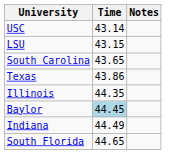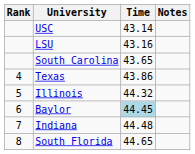+ column: (19, 12)
(110, 45) 43.15 -> (138, 45) 43.16
(110, 93) 44.35 -> (138, 93) 44.32
(110, 125) 44.49 -> (138, 125) 44.48
